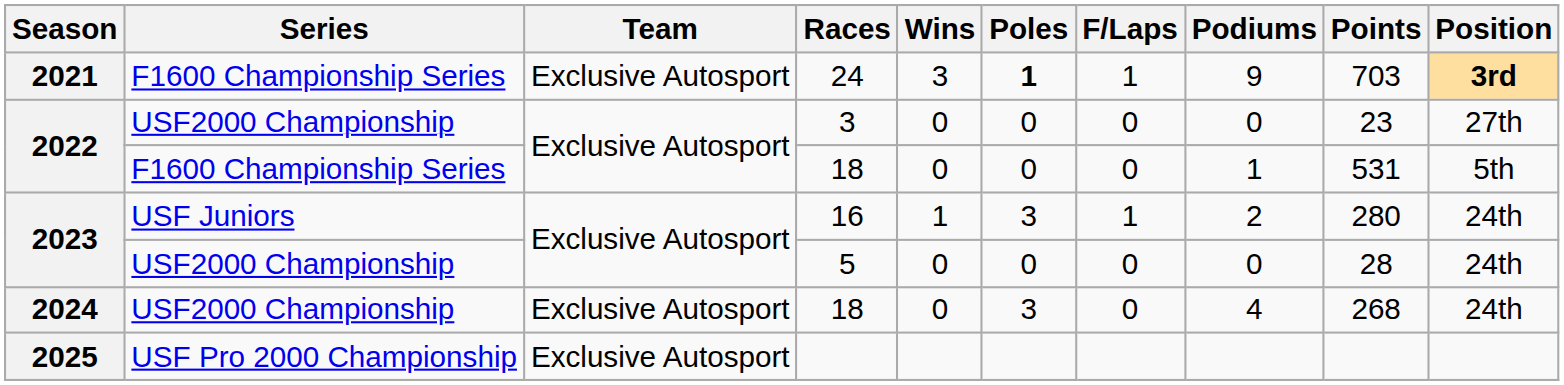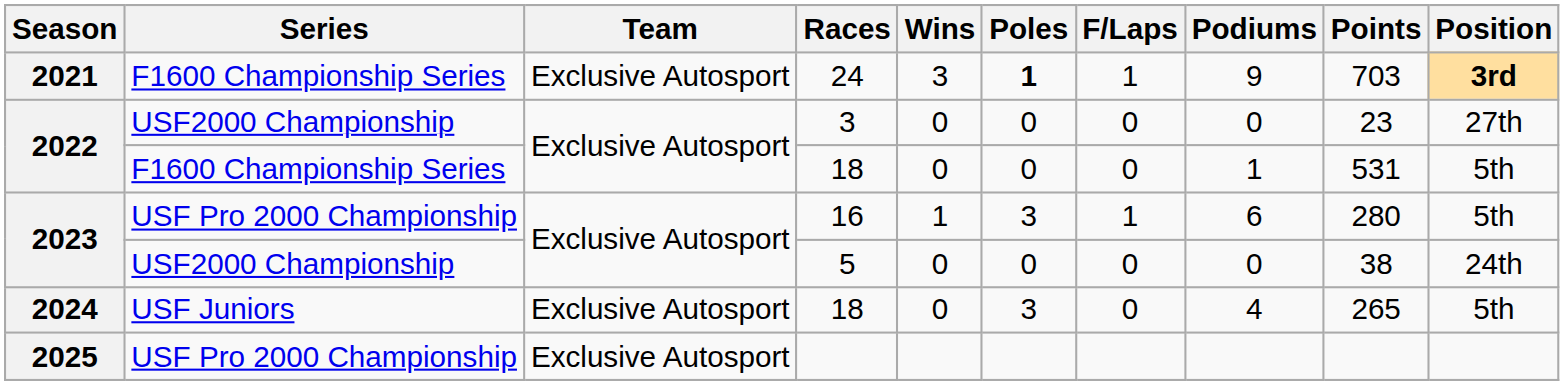(213, 216) USF Juniors -> (324, 216) USF Pro 2000 Championship
(1254, 216) 2 -> (1254, 216) 6
(1494, 216) 24th -> (1494, 216) 5th
(1376, 263) 28 -> (1376, 263) 38
(293, 310) USF2000 Championship -> (213, 310) USF Juniors
(1376, 310) 268 -> (1376, 310) 265
(1494, 310) 24th -> (1494, 310) 5th
